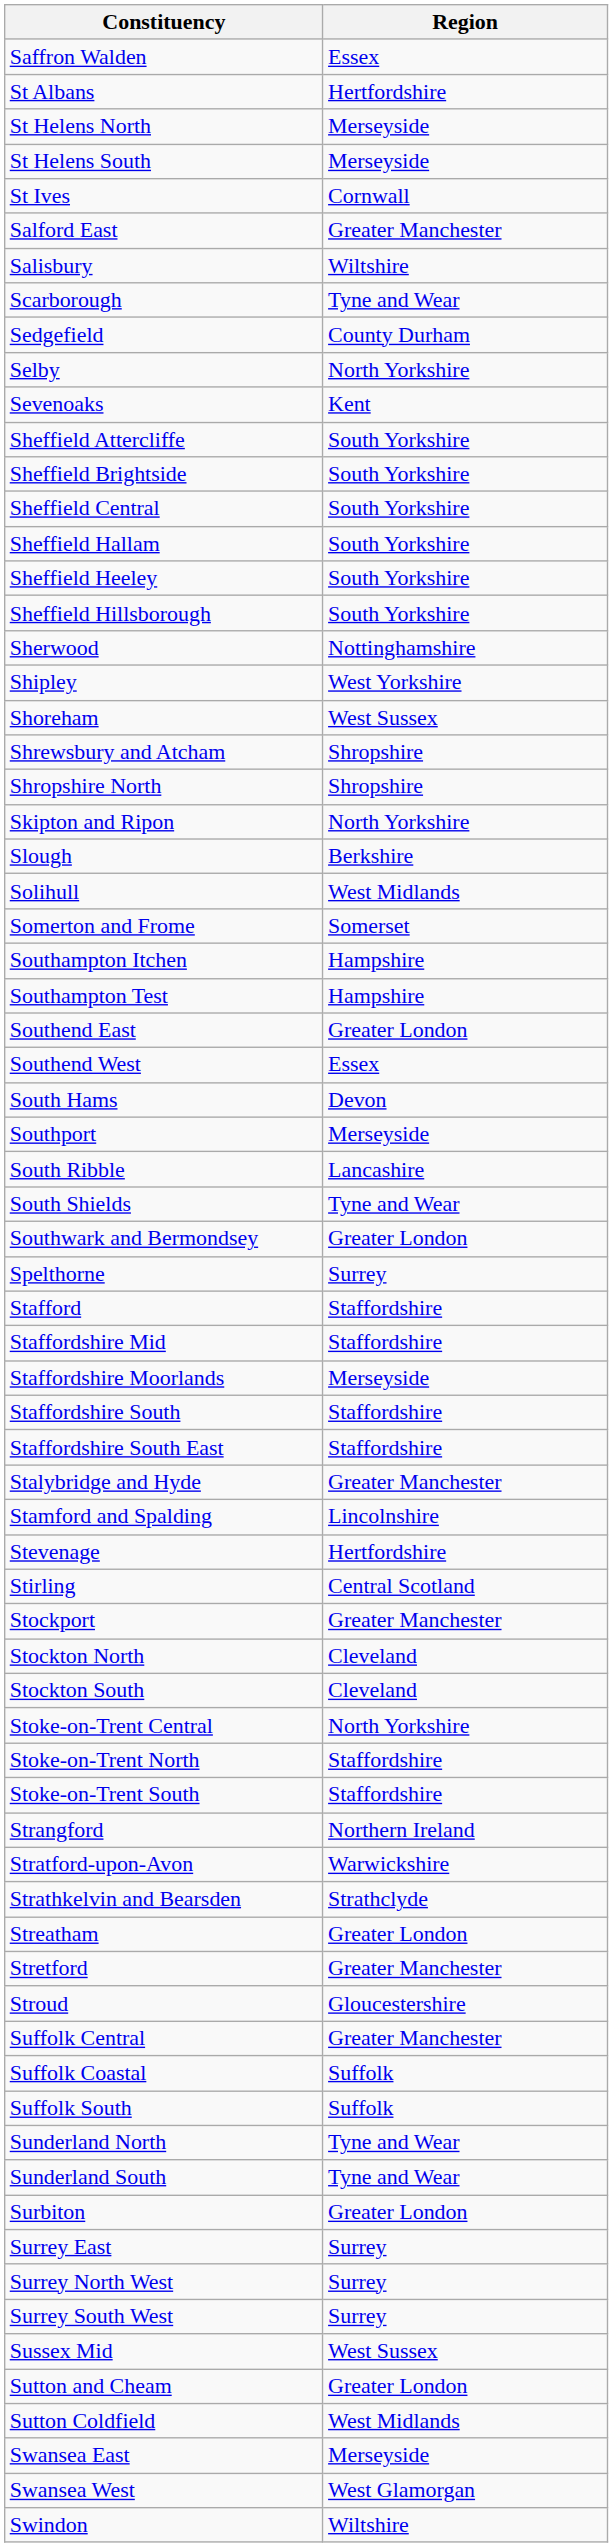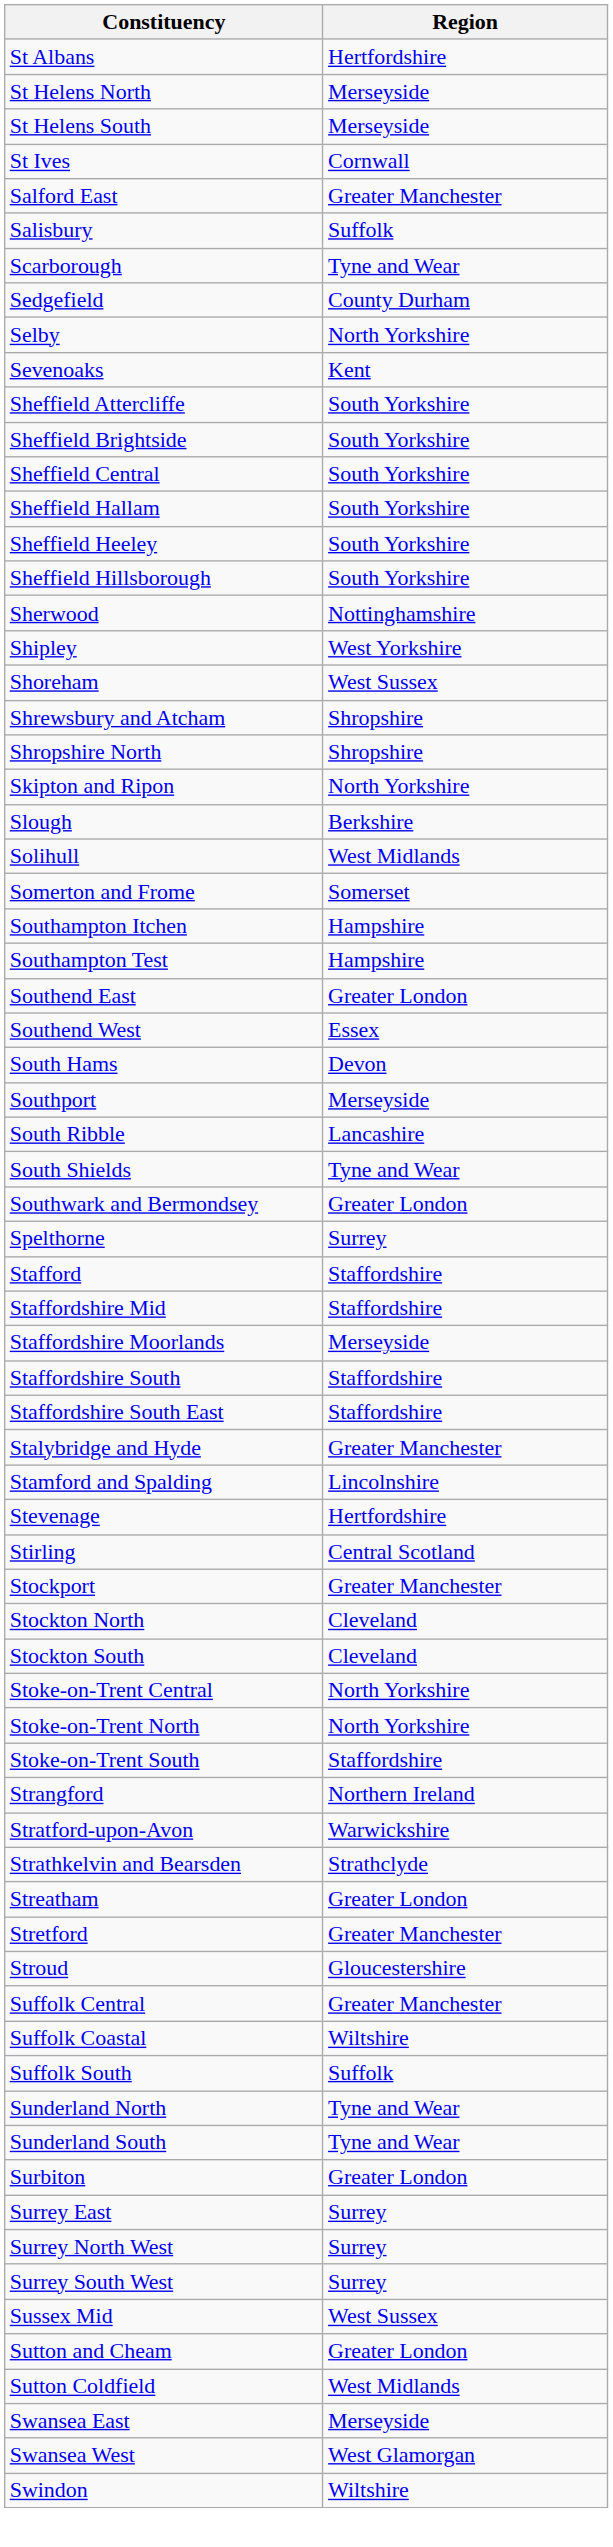- row: (78, 56)
(368, 265) Wiltshire -> (361, 230) Suffolk
(385, 1760) Staffordshire -> (399, 1725) North Yorkshire
(361, 2072) Suffolk -> (368, 2038) Wiltshire
